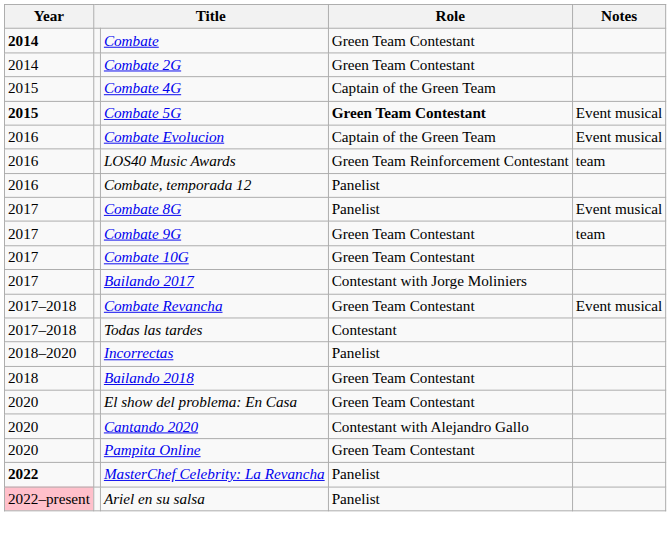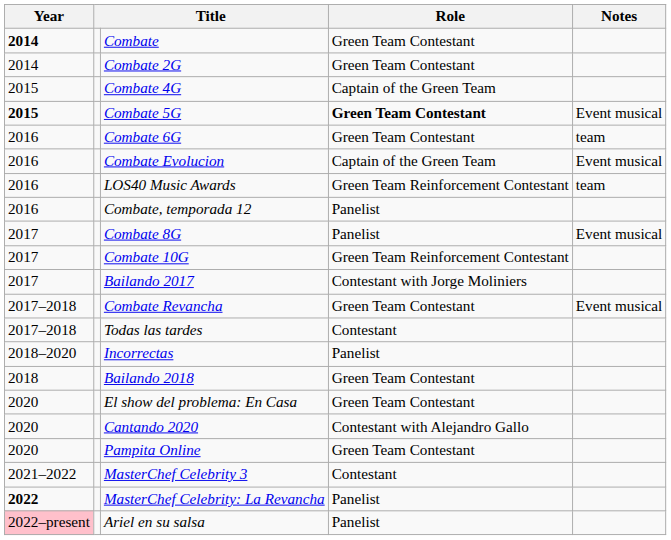+ row: (143, 137)
- row: (143, 233)
(403, 257) Green Team Contestant -> (450, 257) Green Team Reinforcement Contestant
+ row: (176, 474)
